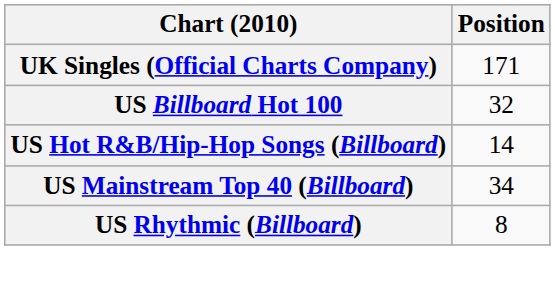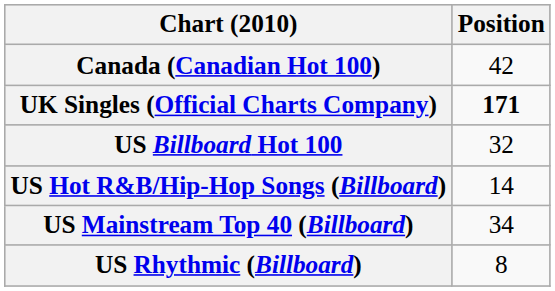+ row: (228, 64)
(501, 64) normal -> (501, 104) bold
